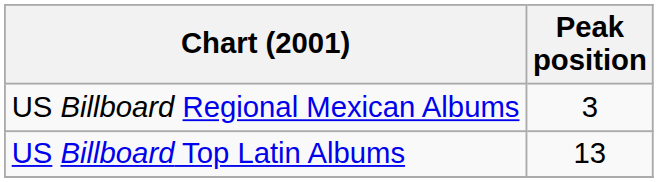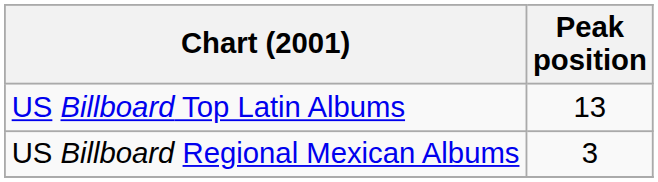rows swapped: (208, 153) <-> (266, 107)
